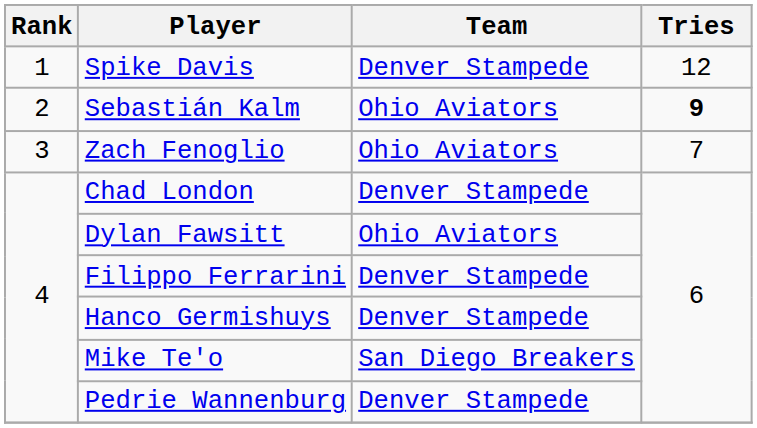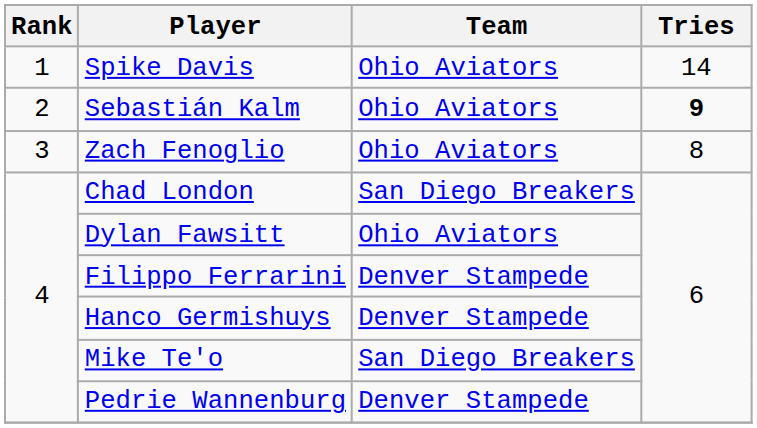(474, 68) Denver Stampede -> (458, 68) Ohio Aviators
(696, 68) 12 -> (696, 68) 14
(696, 151) 7 -> (696, 151) 8
(474, 193) Denver Stampede -> (497, 193) San Diego Breakers
